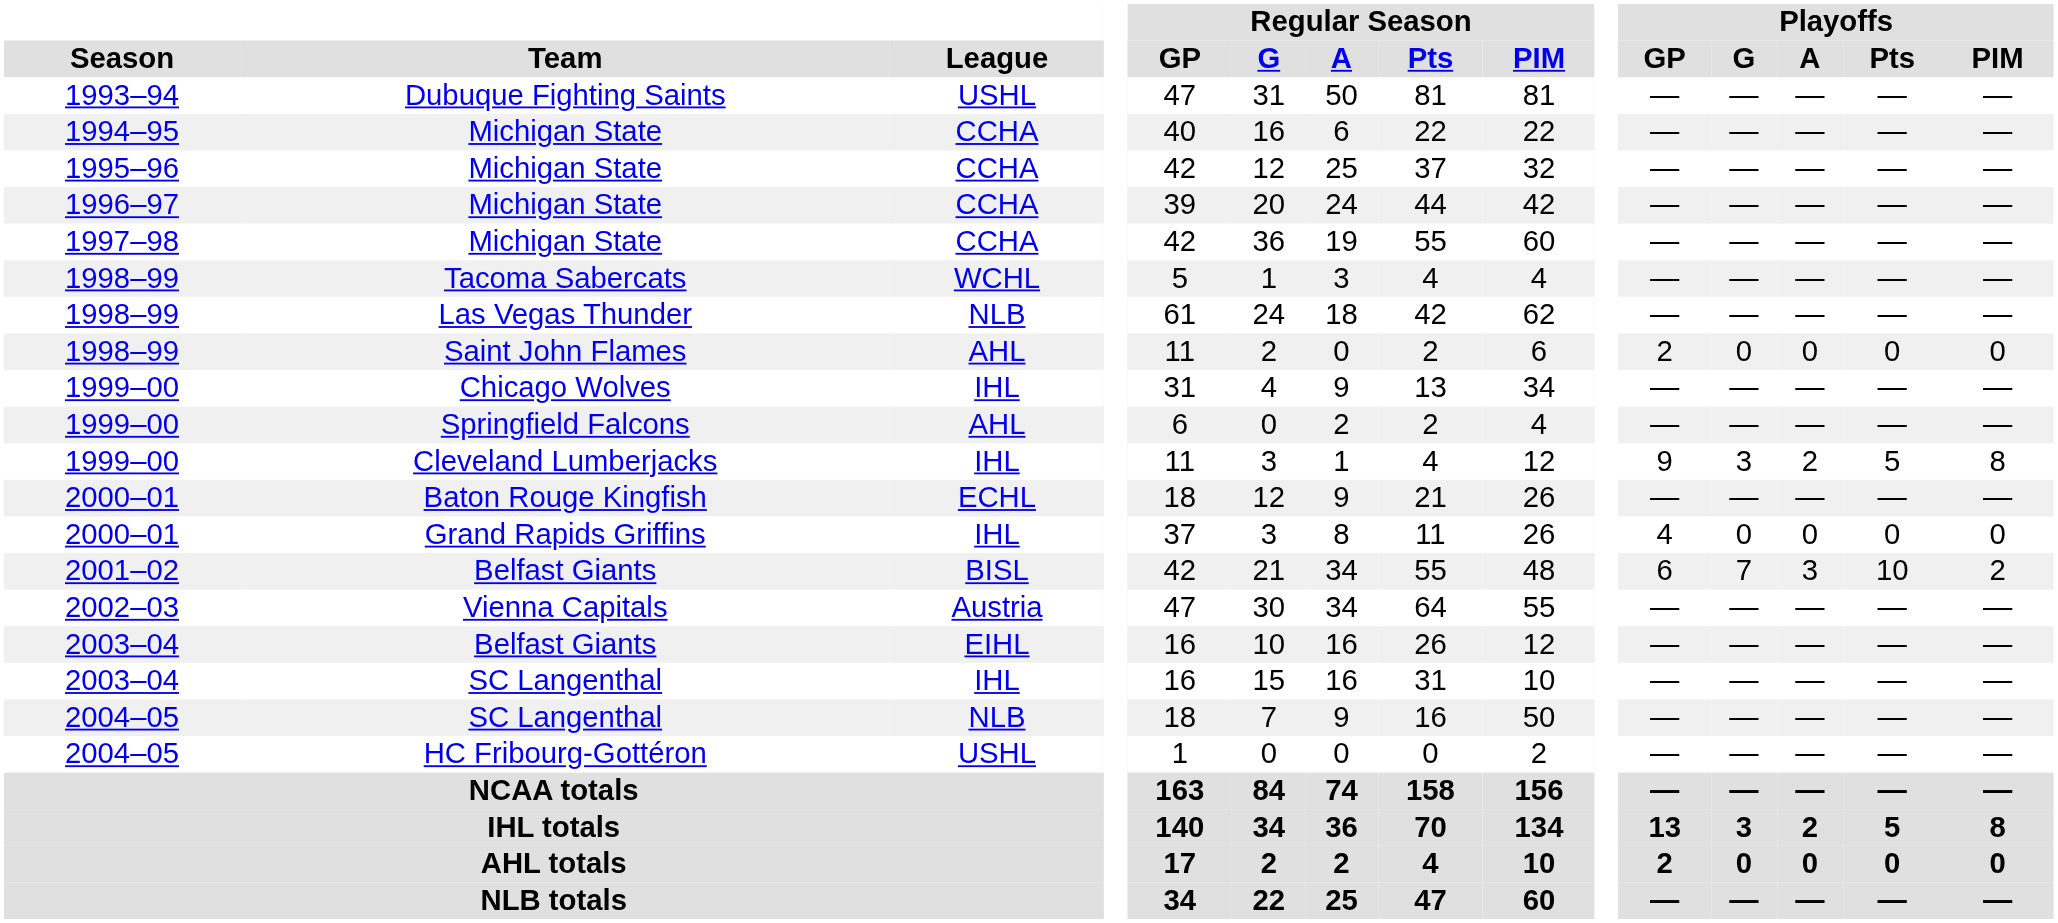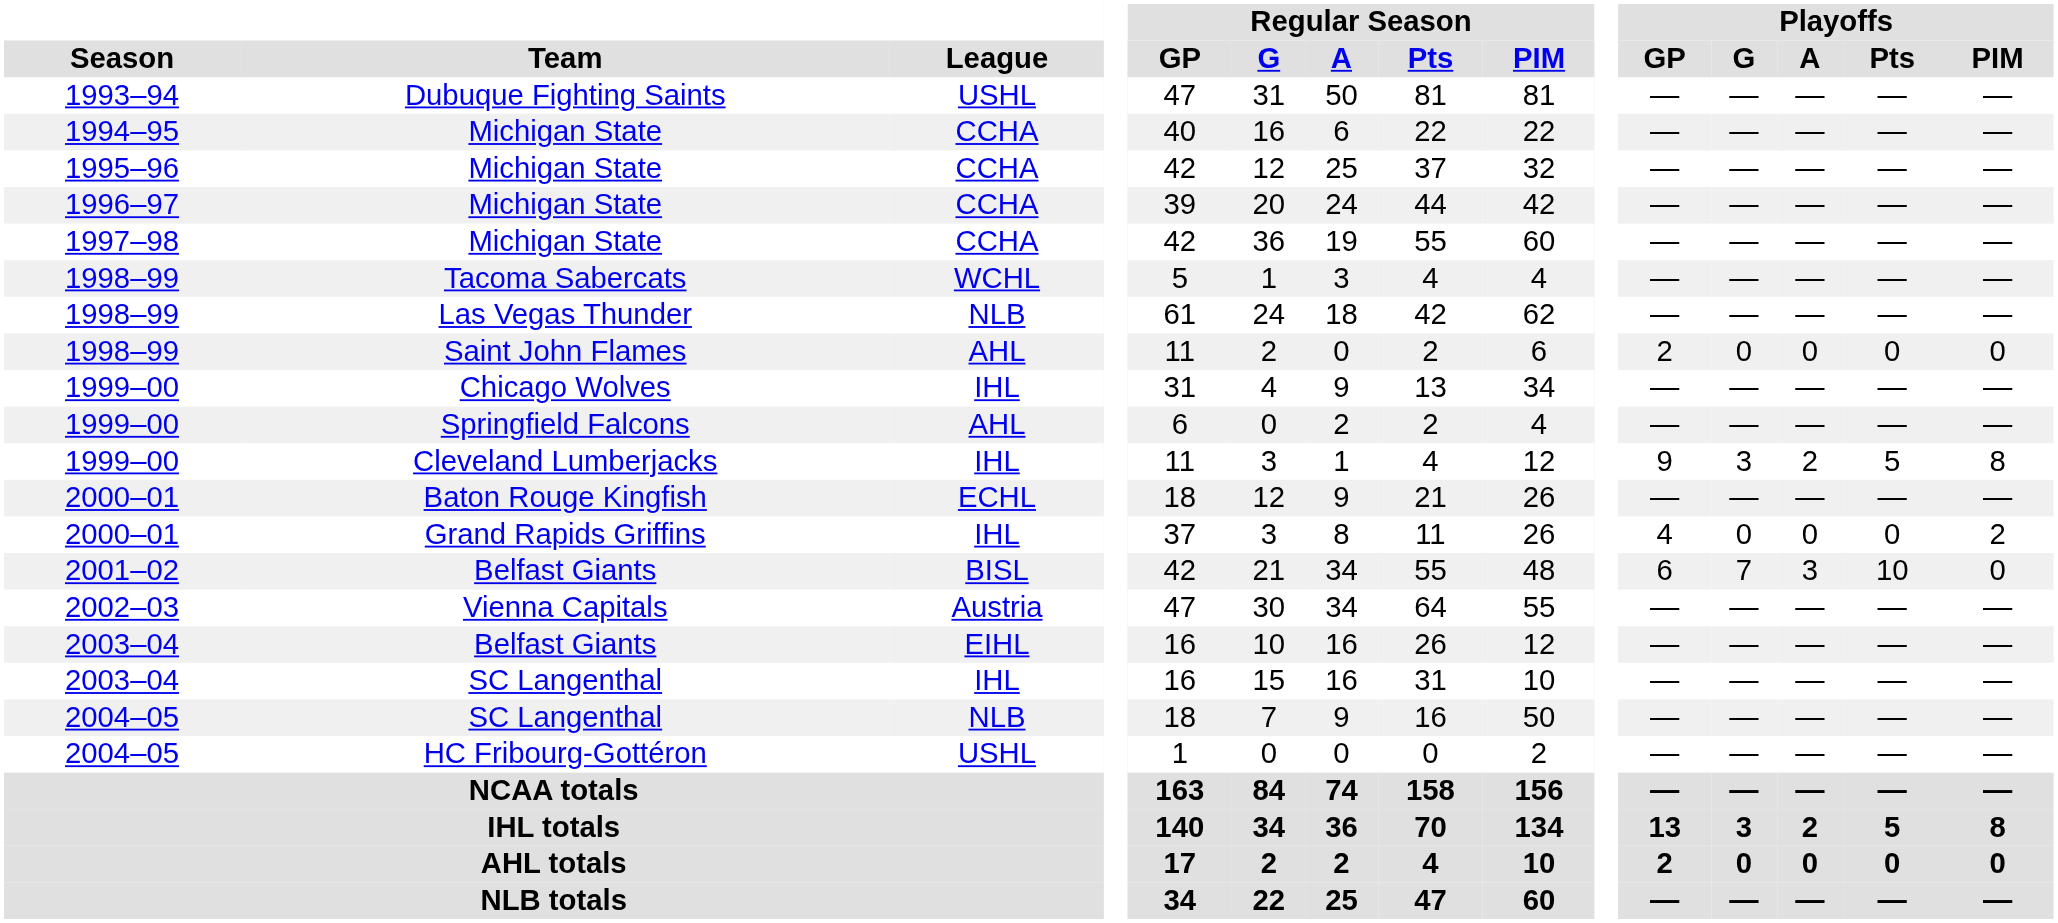(1998, 534) 0 -> (1998, 534) 2
(1998, 570) 2 -> (1998, 570) 0
